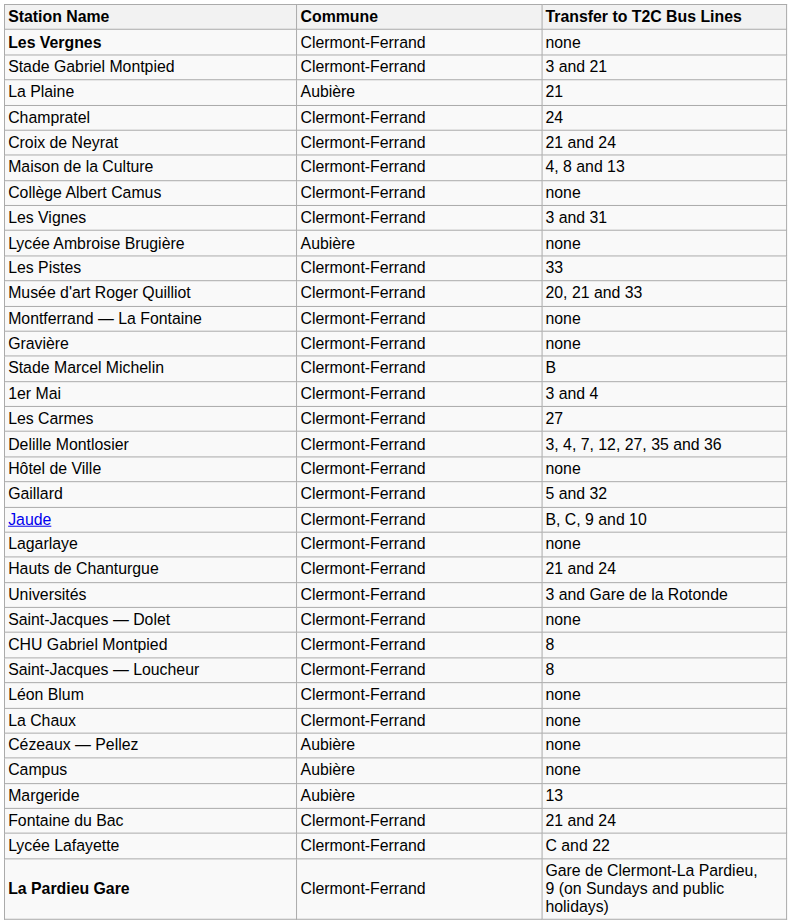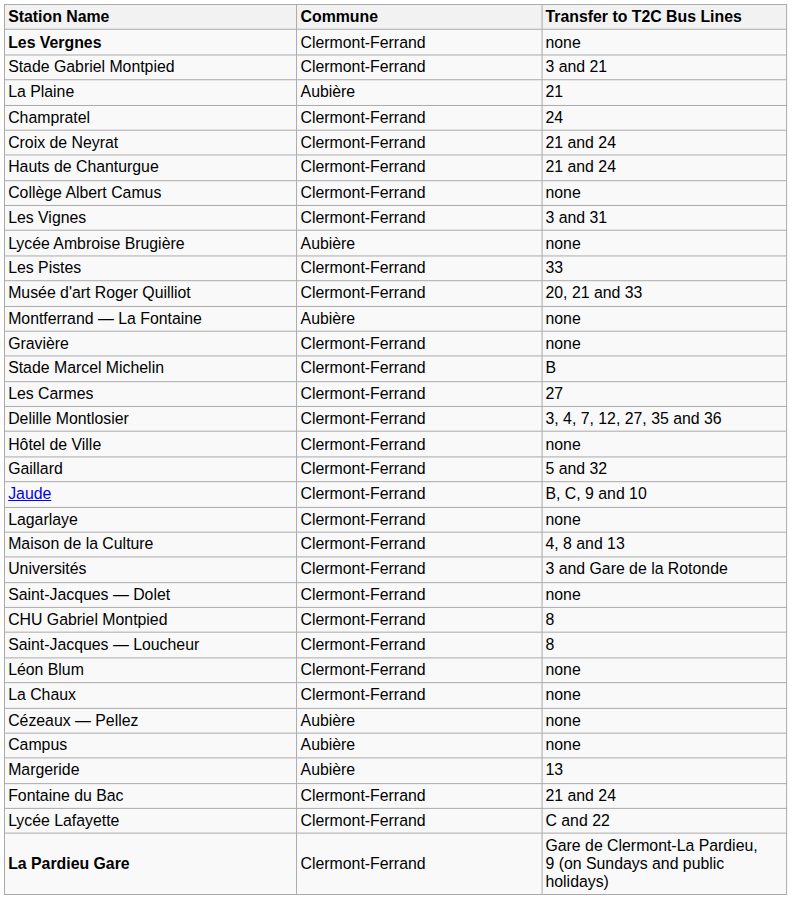rows swapped: (83, 569) <-> (81, 167)
(363, 318) Clermont-Ferrand -> (328, 318) Aubière
- row: (35, 393)
